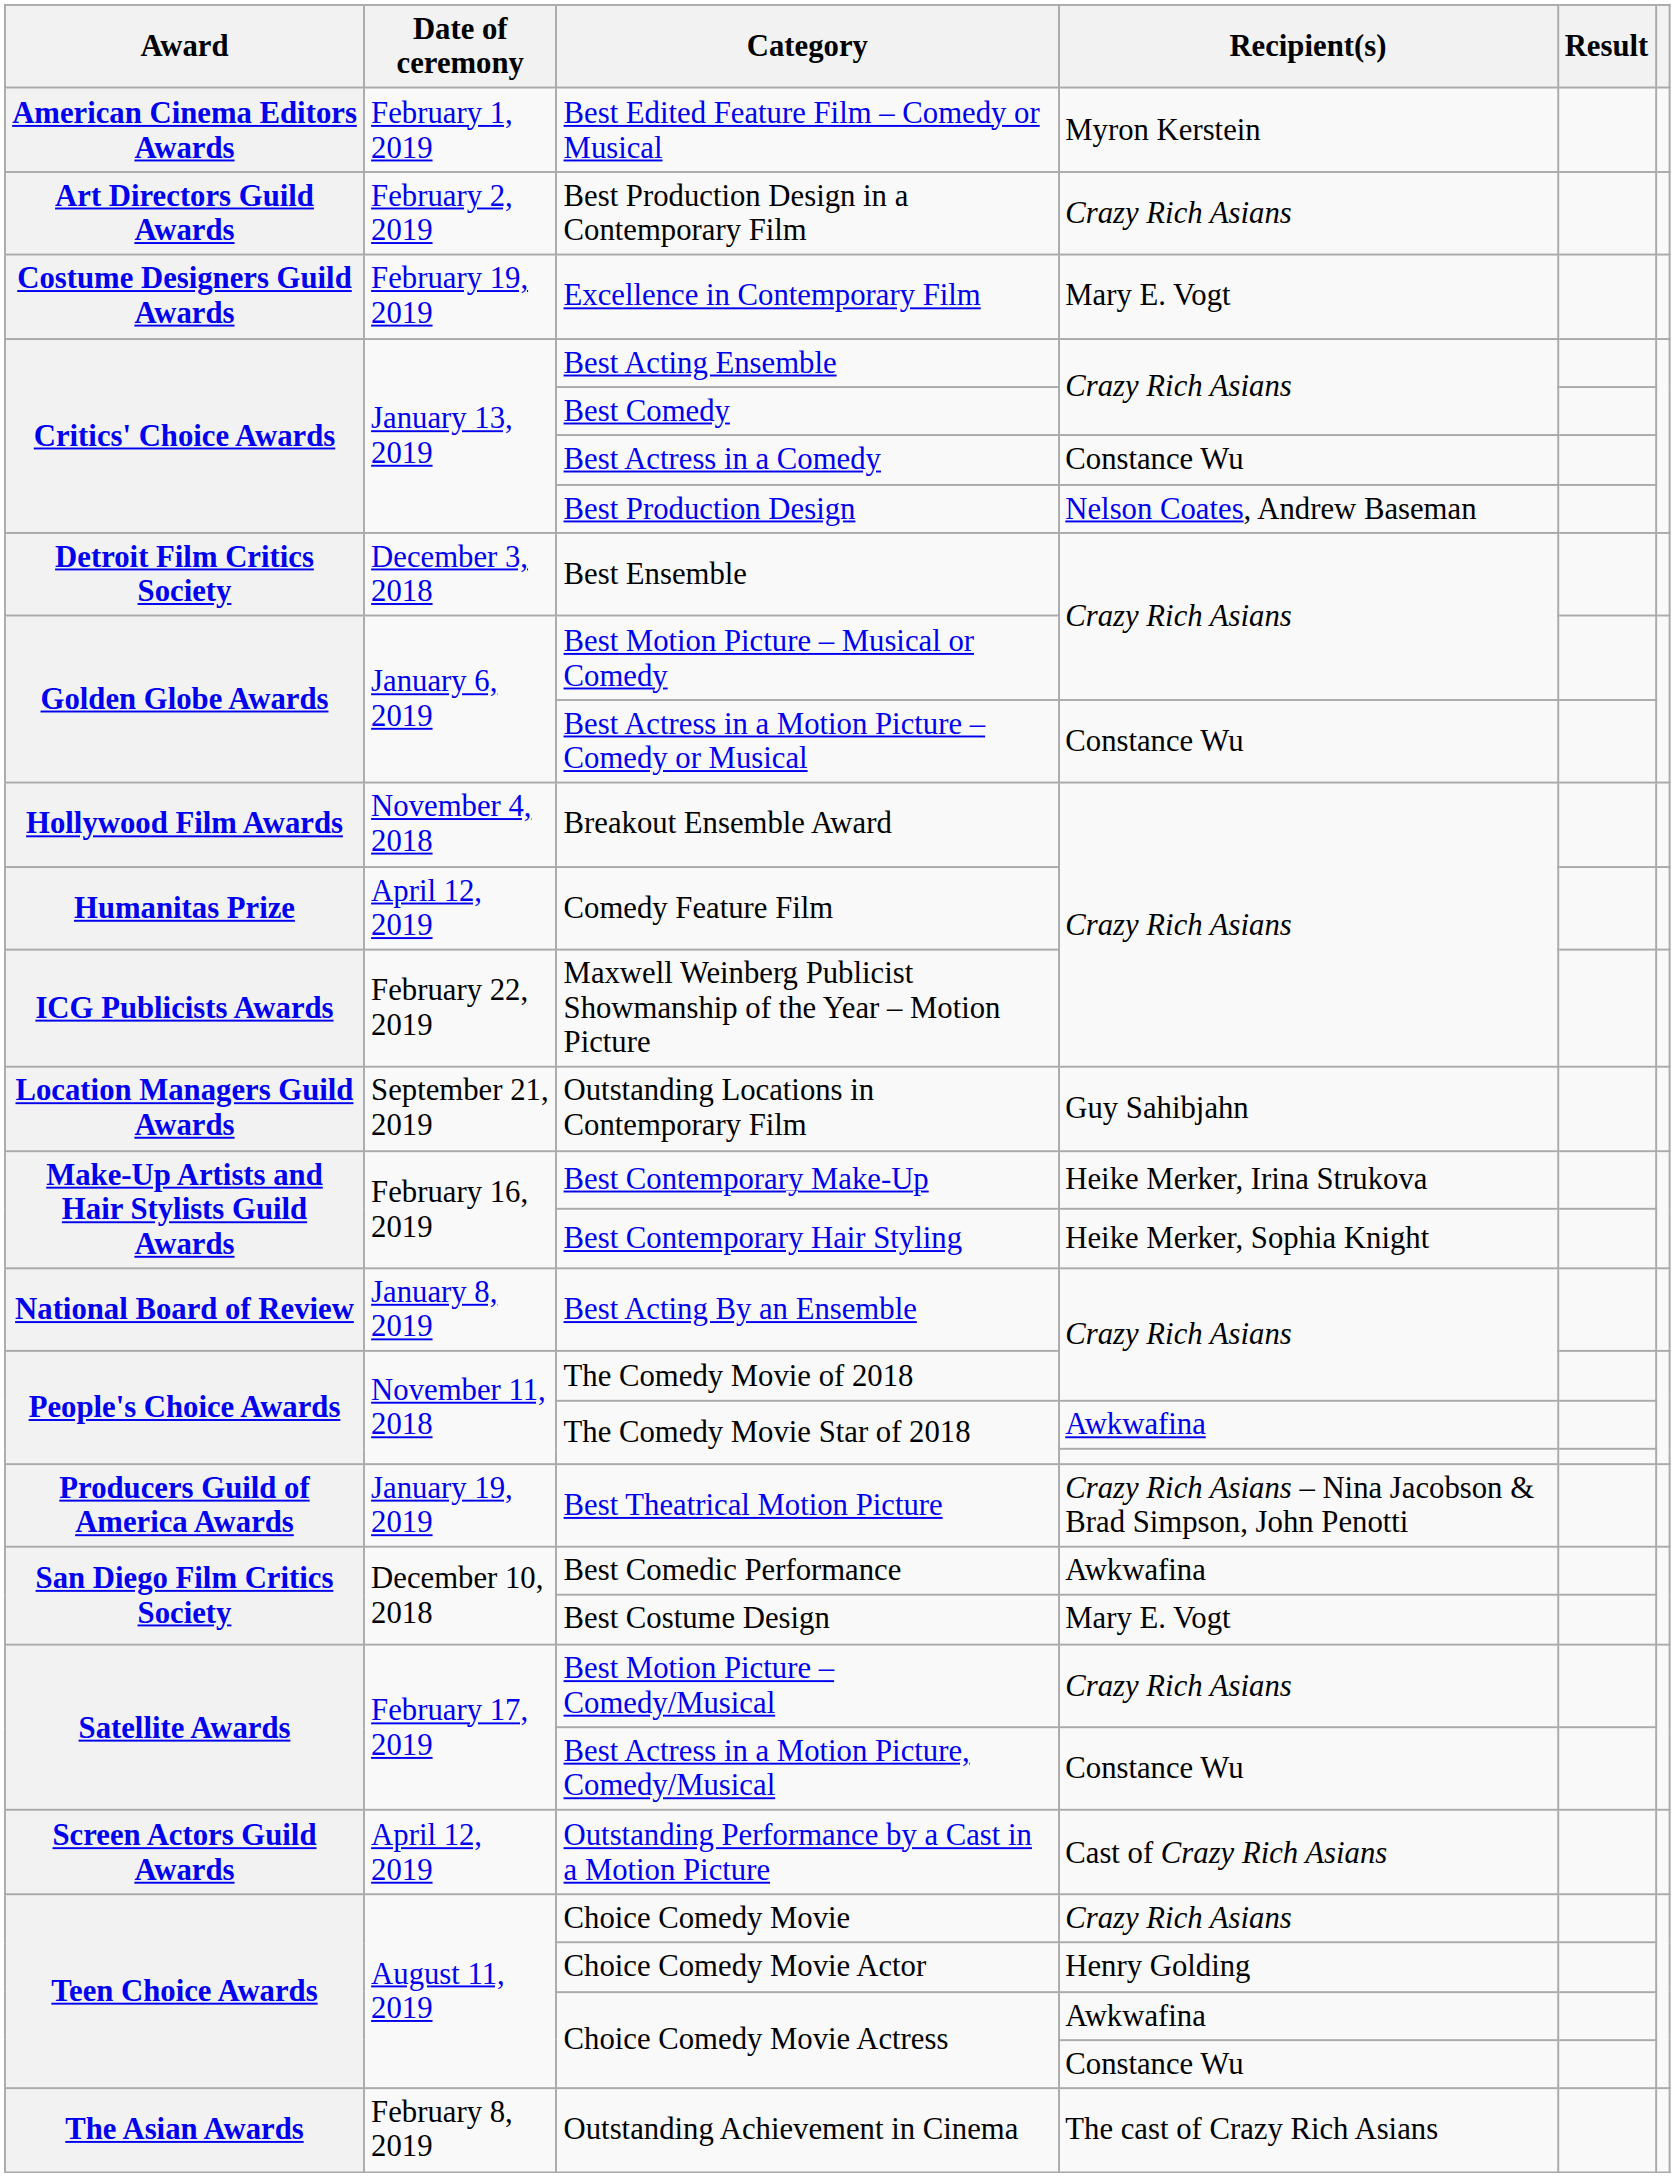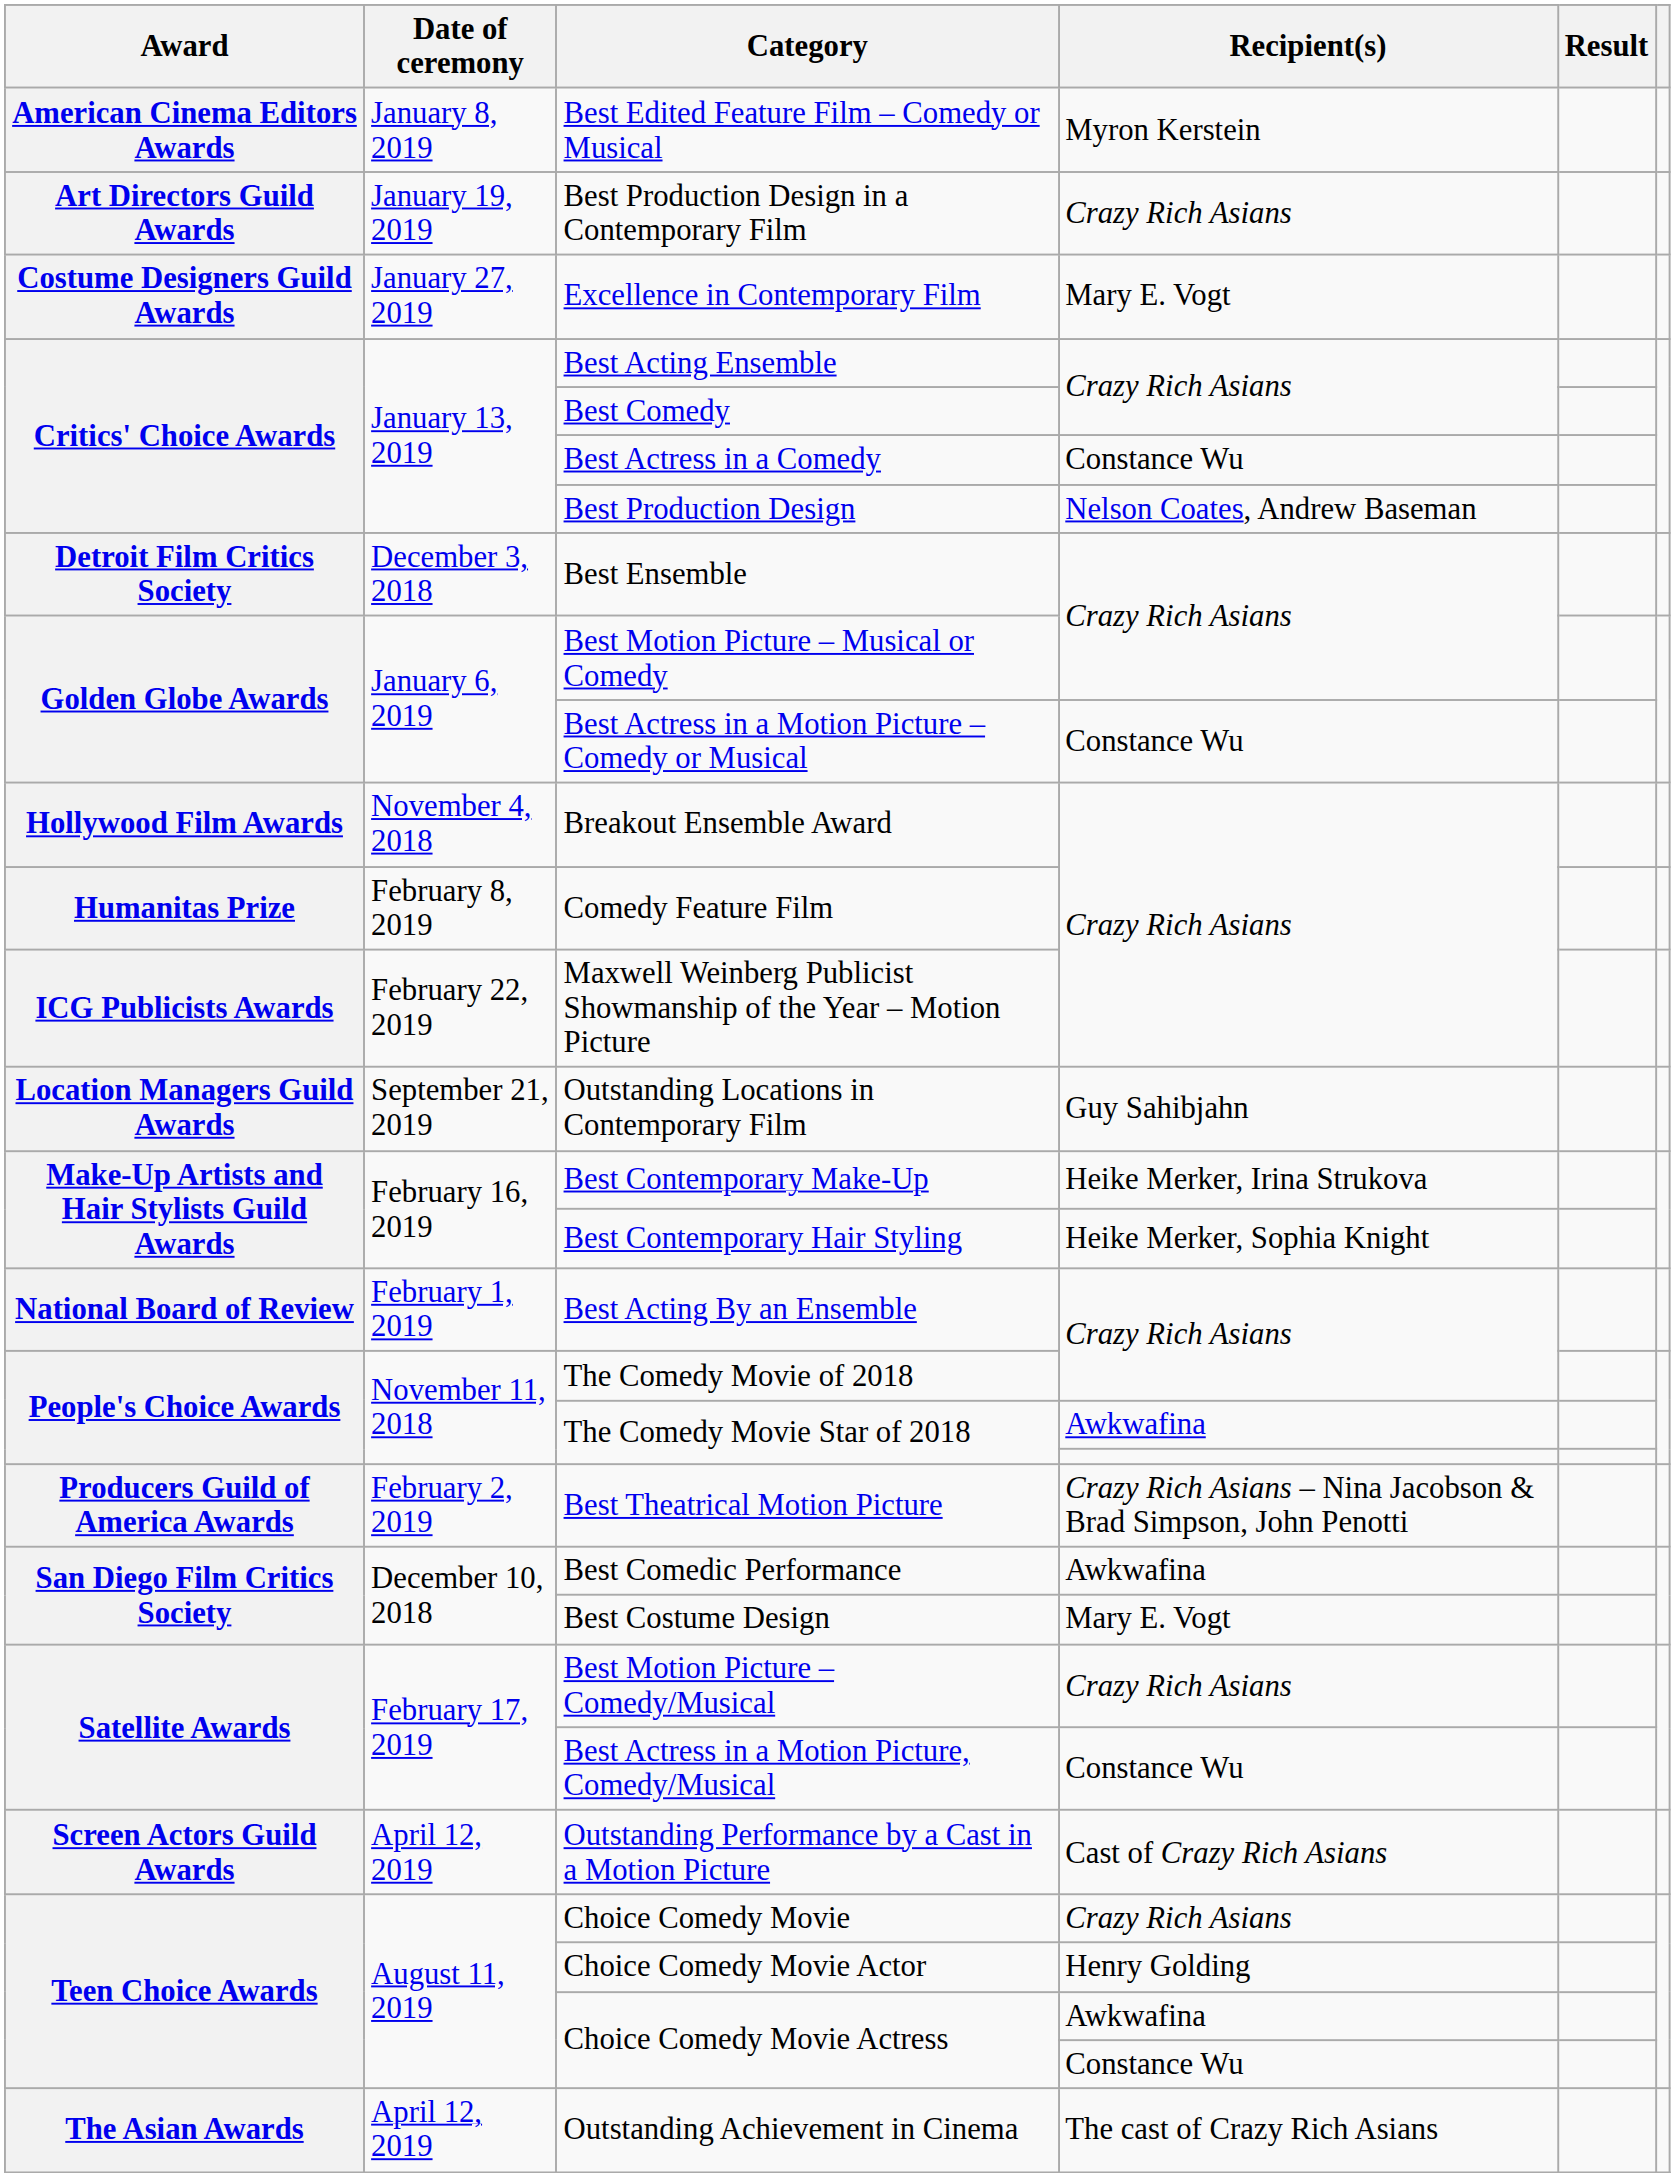(442, 129) February 1, 2019 -> (434, 129) January 8, 2019
(442, 212) February 2, 2019 -> (442, 212) January 19, 2019
(450, 295) February 19, 2019 -> (442, 295) January 27, 2019
(427, 907) April 12, 2019 -> (442, 907) February 8, 2019
(434, 1309) January 8, 2019 -> (442, 1309) February 1, 2019
(442, 1504) January 19, 2019 -> (442, 1504) February 2, 2019
(442, 2129) February 8, 2019 -> (427, 2129) April 12, 2019
